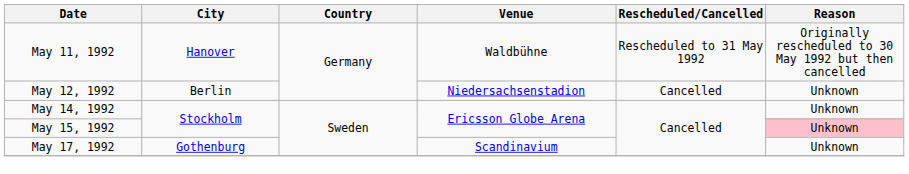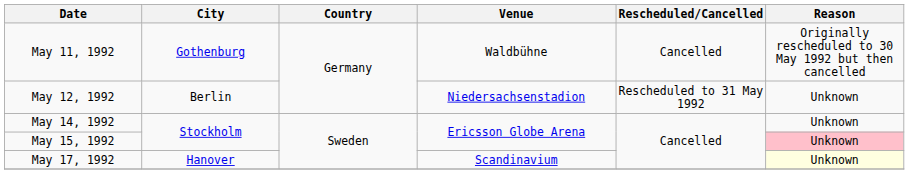(211, 52) Hanover -> (211, 52) Gothenburg
(691, 52) Rescheduled to 31 May 1992 -> (691, 52) Cancelled
(691, 91) Cancelled -> (691, 97) Rescheduled to 31 May 1992
(211, 147) Gothenburg -> (211, 160) Hanover
(835, 147) no background -> (835, 160) lightyellow background
